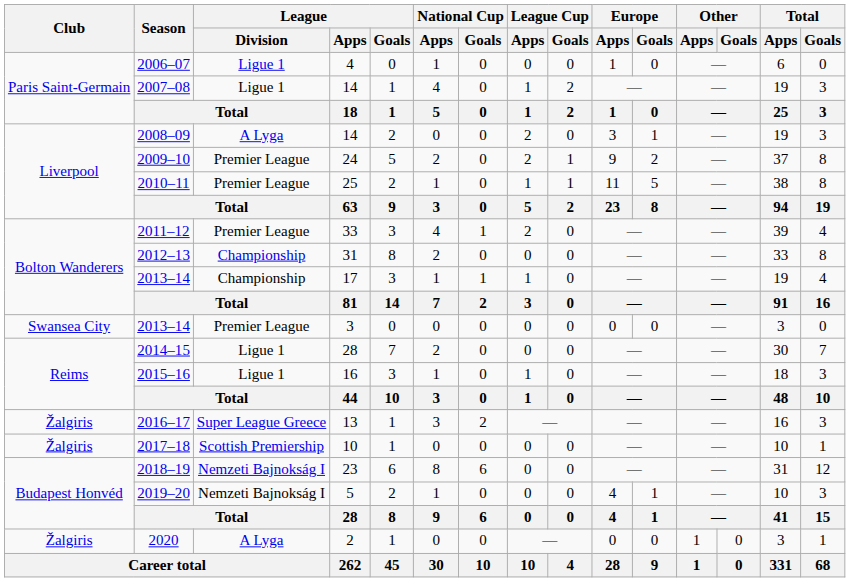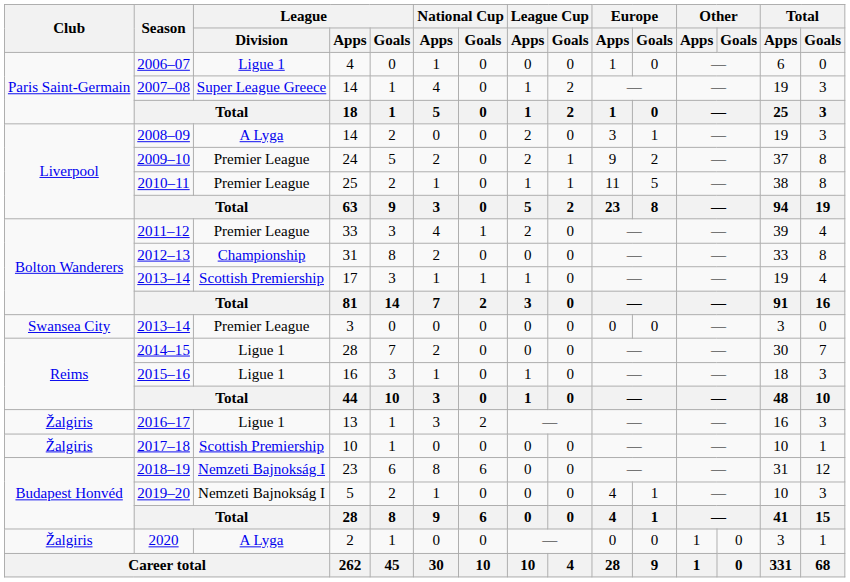(262, 87) Ligue 1 -> (262, 87) Super League Greece
(262, 278) Championship -> (262, 278) Scottish Premiership
(262, 421) Super League Greece -> (262, 421) Ligue 1
